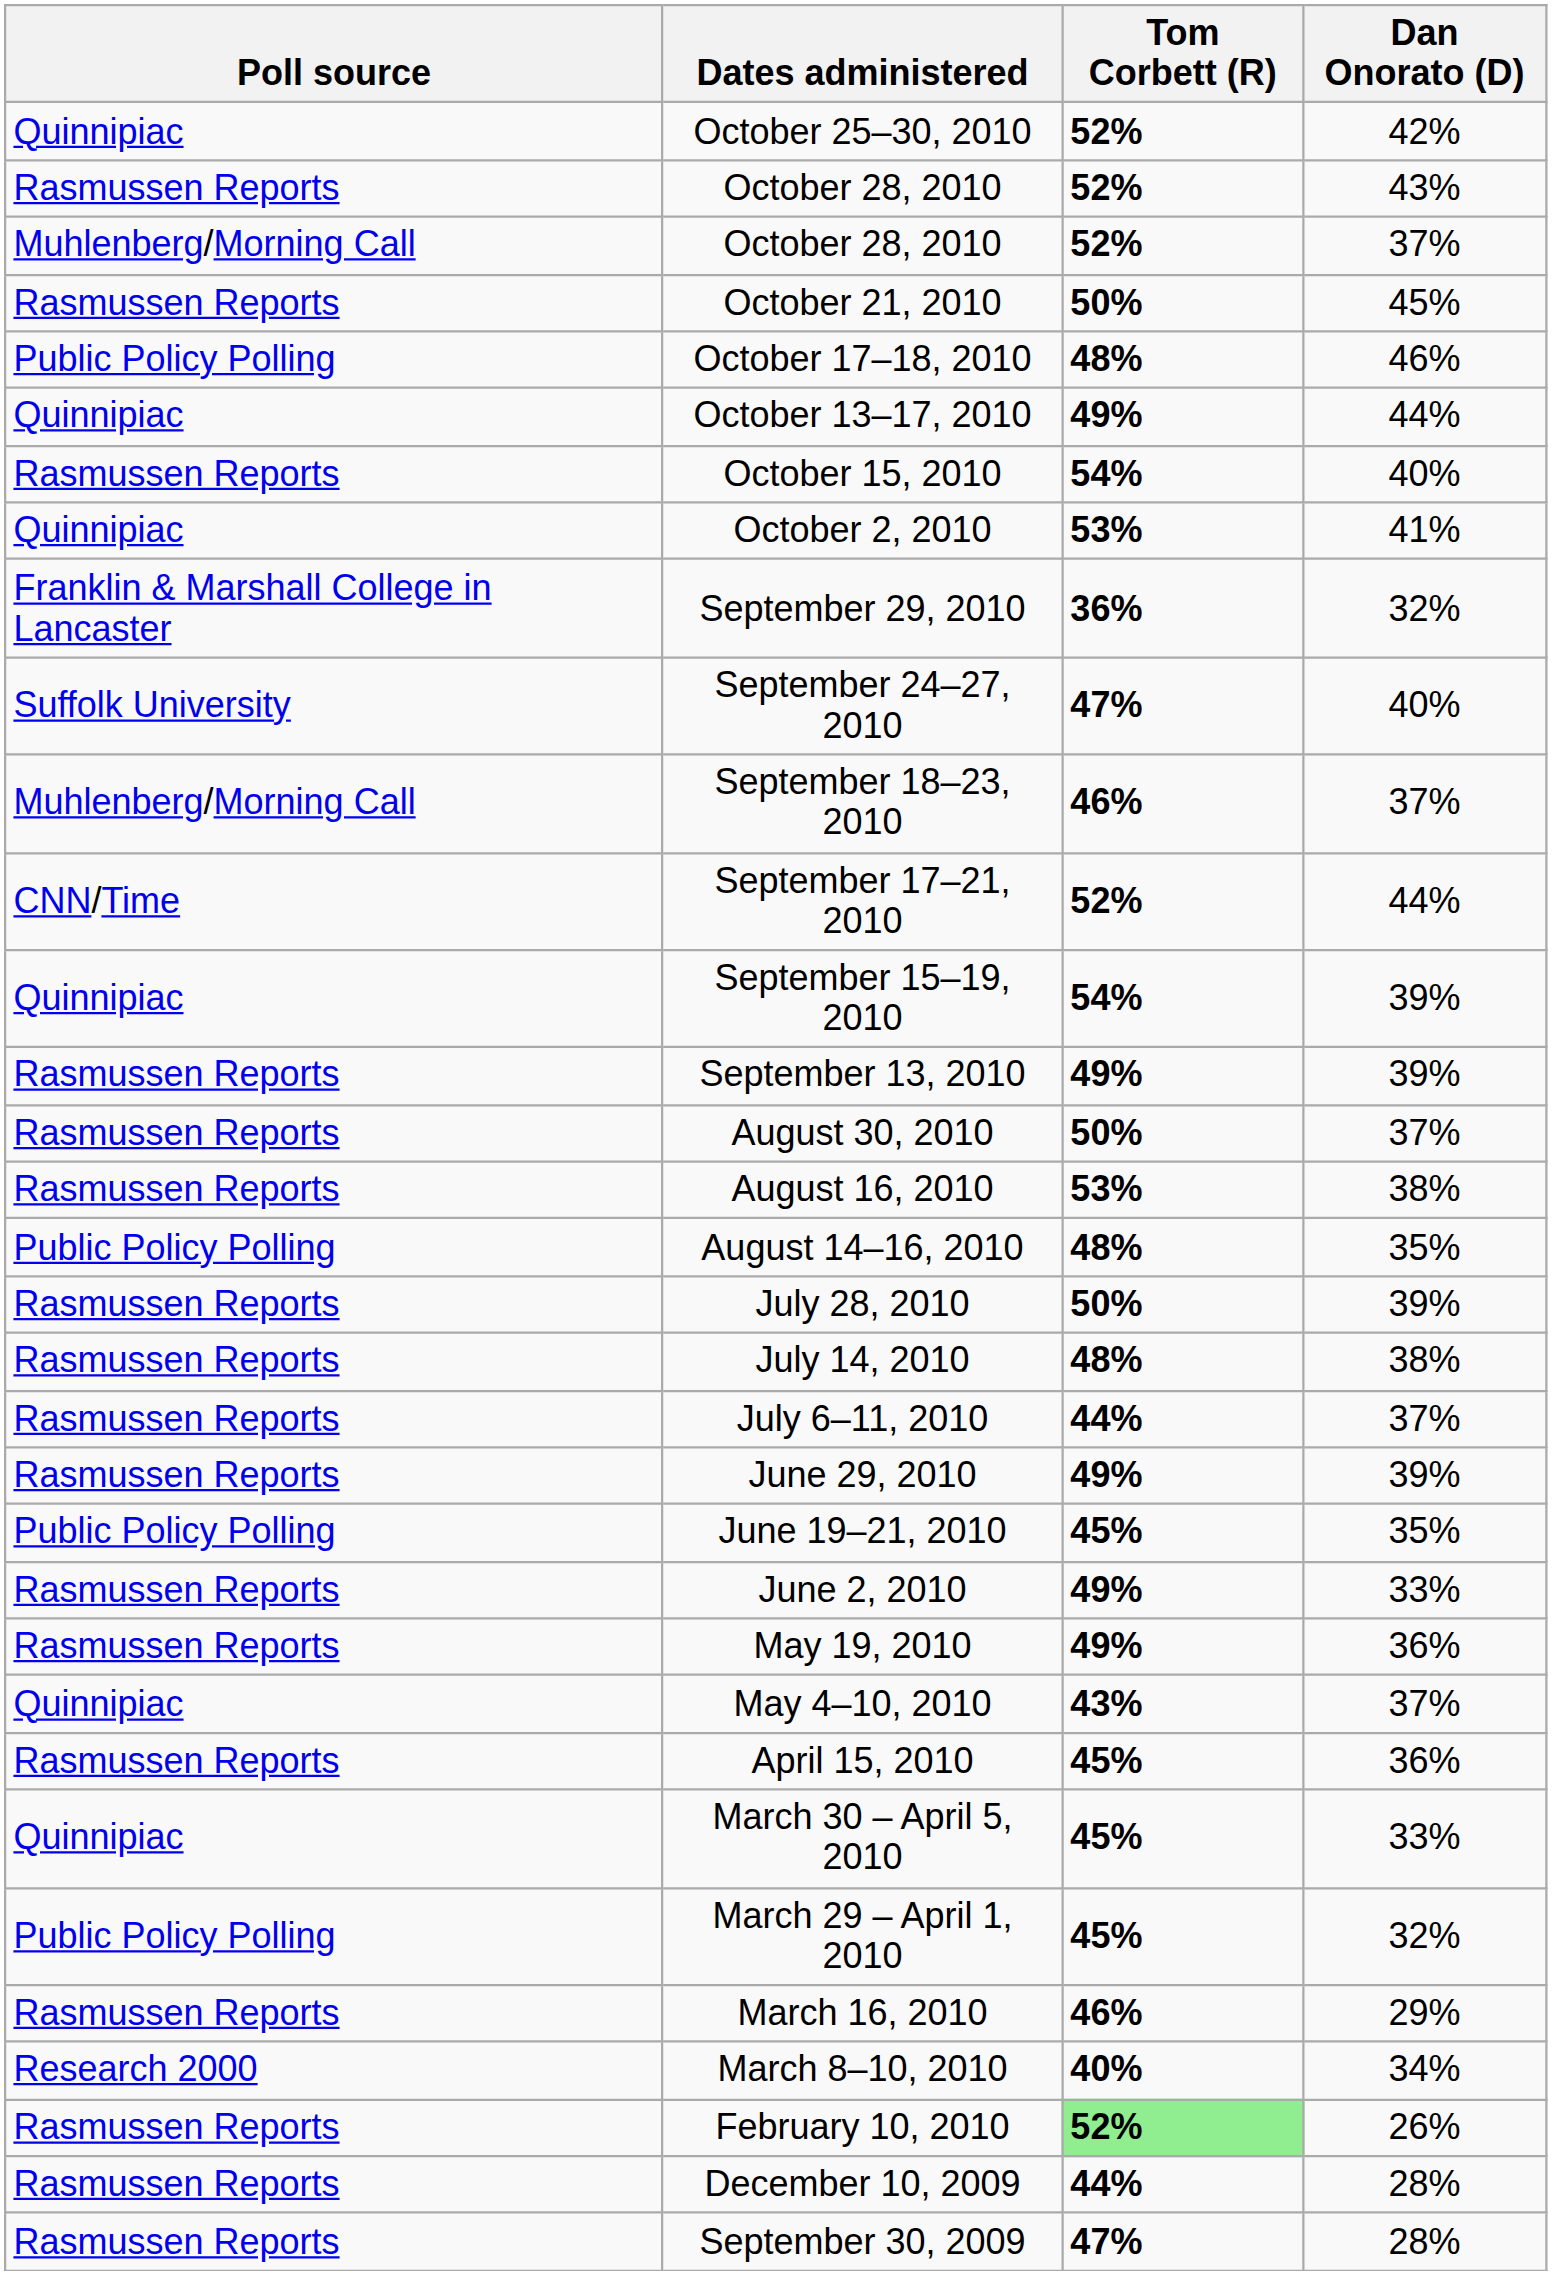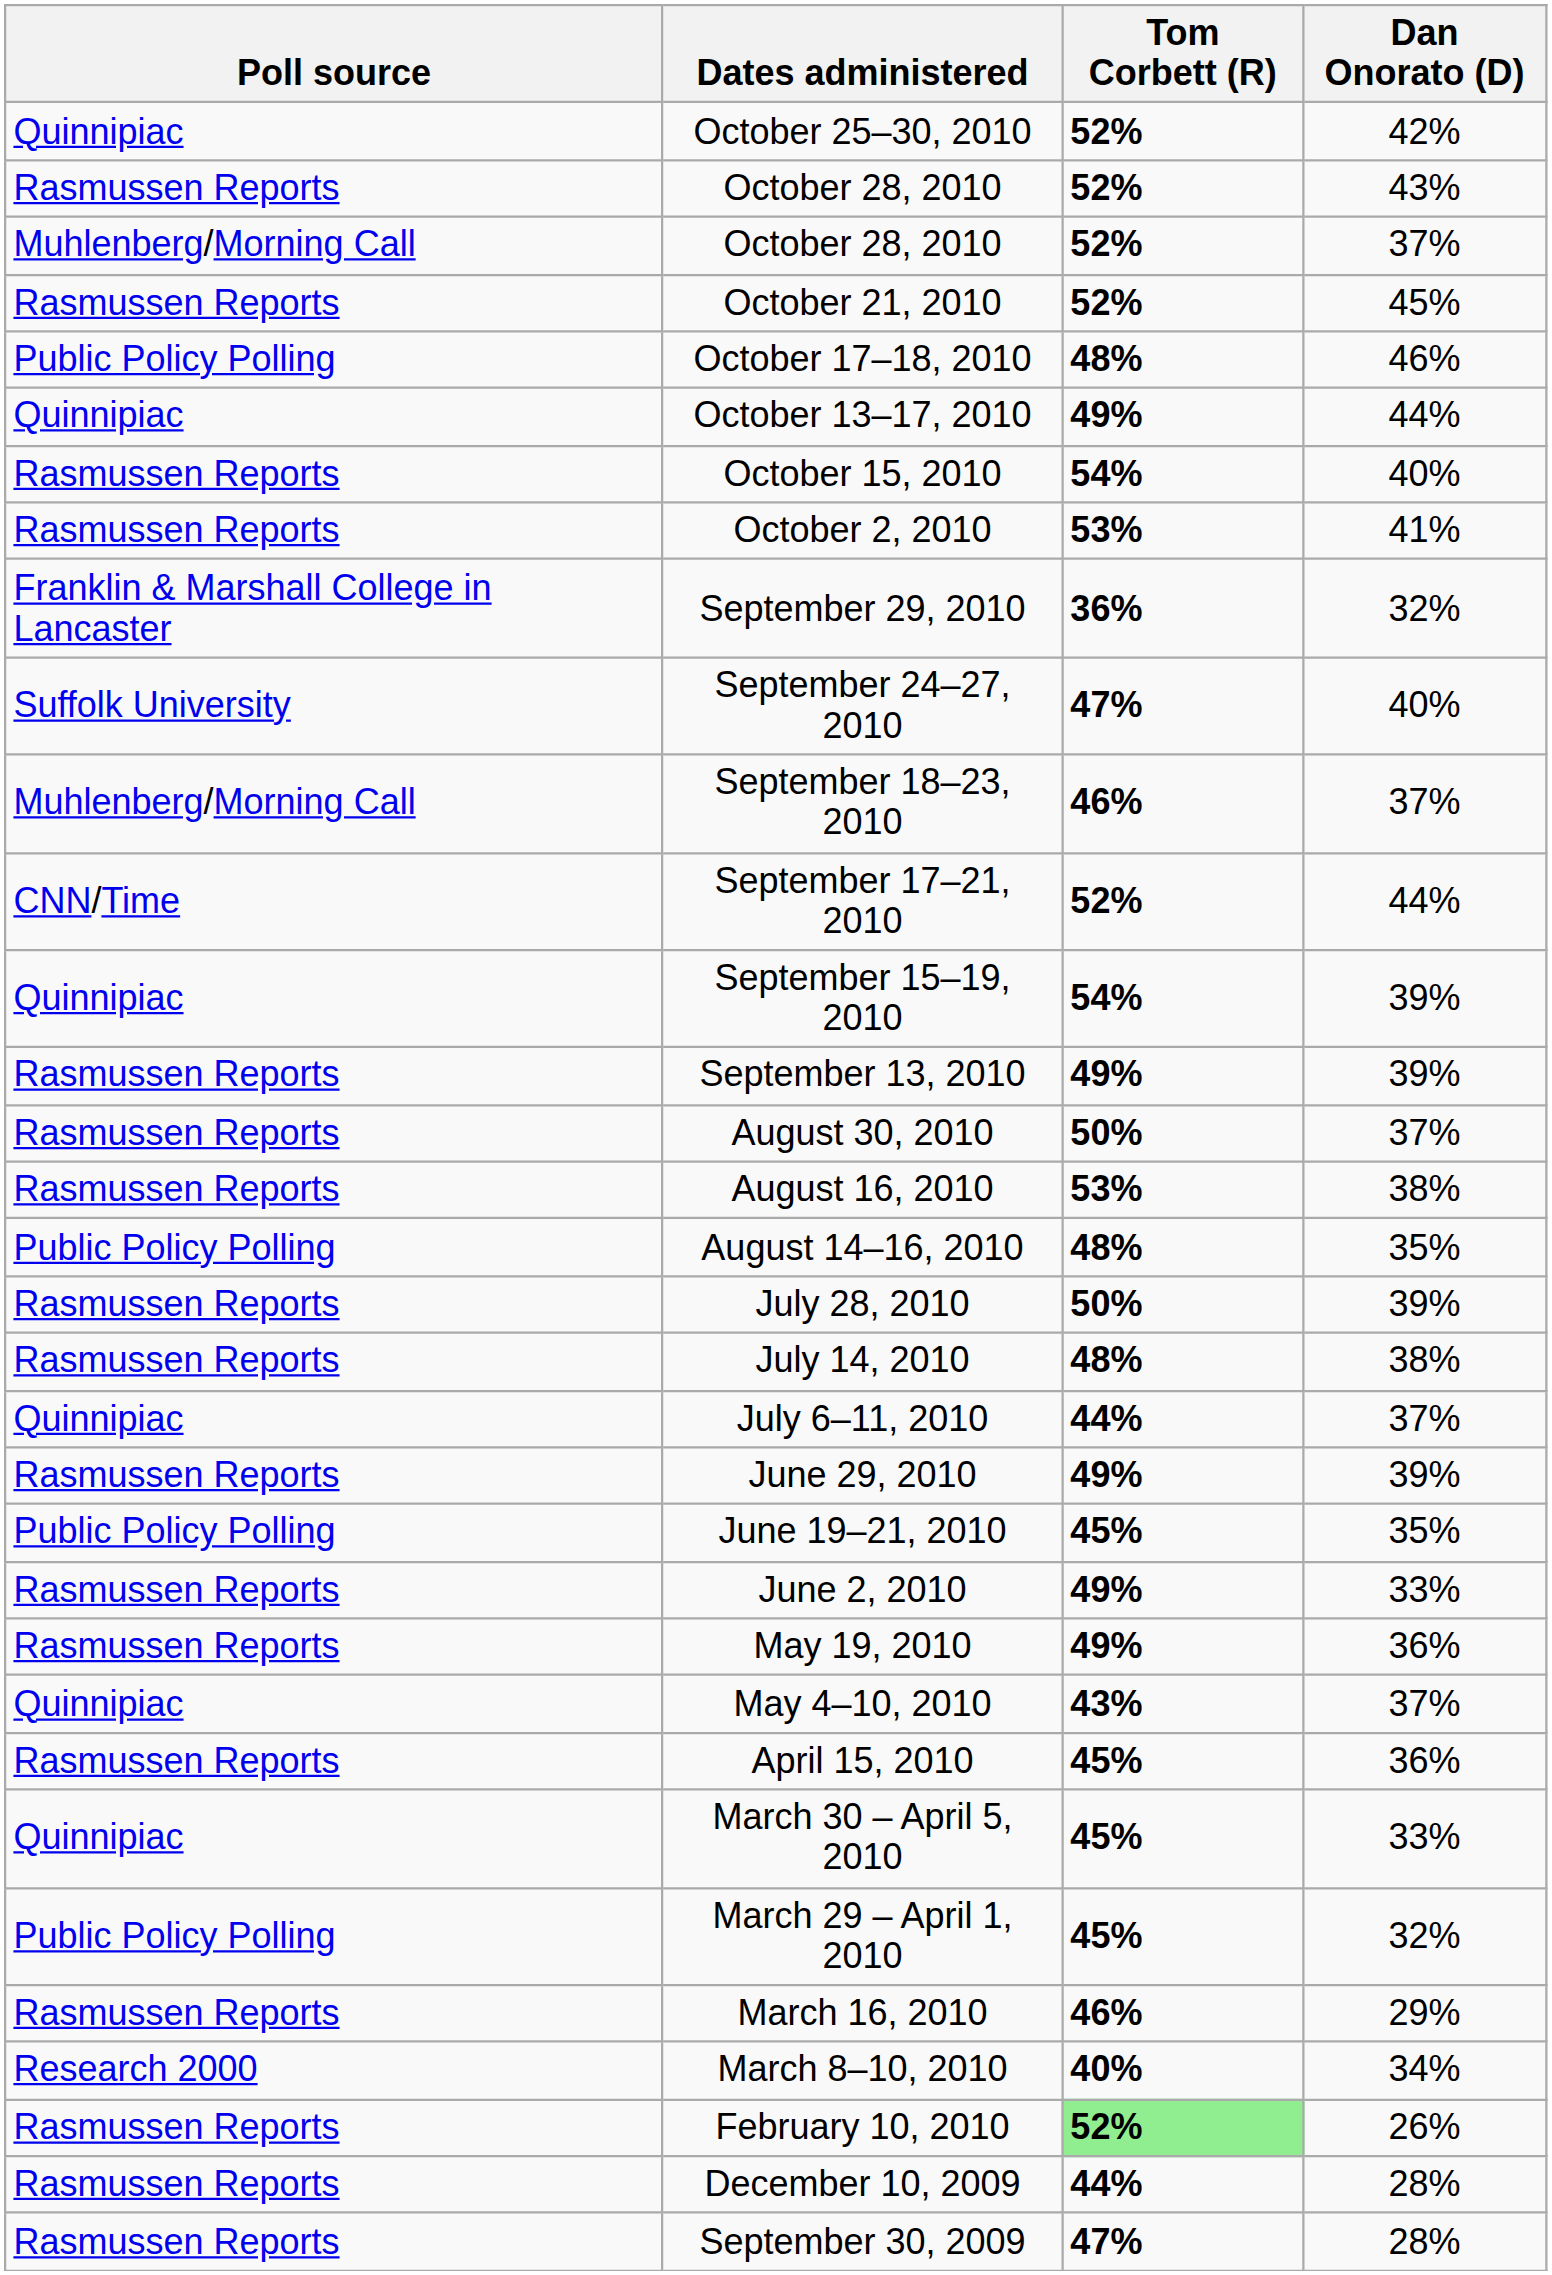(1106, 301) 50% -> (1106, 301) 52%
(98, 530) Quinnipiac -> (176, 530) Rasmussen Reports
(176, 1417) Rasmussen Reports -> (98, 1417) Quinnipiac
